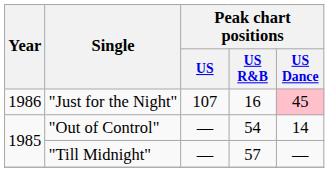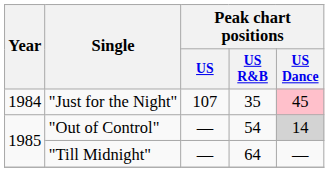(25, 101) 1986 -> (25, 101) 1984
(253, 101) 16 -> (253, 101) 35
(300, 127) no background -> (300, 127) lightgrey background
(253, 153) 57 -> (253, 153) 64
